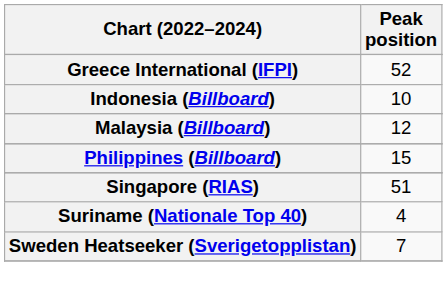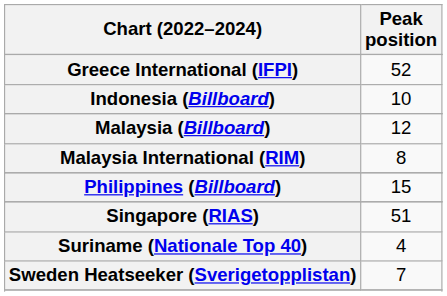+ row: (183, 157)
